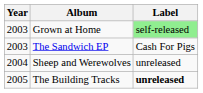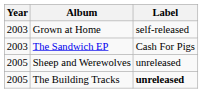(162, 29) lightgreen background -> (162, 29) no background
(17, 63) 2004 -> (17, 63) 2005
